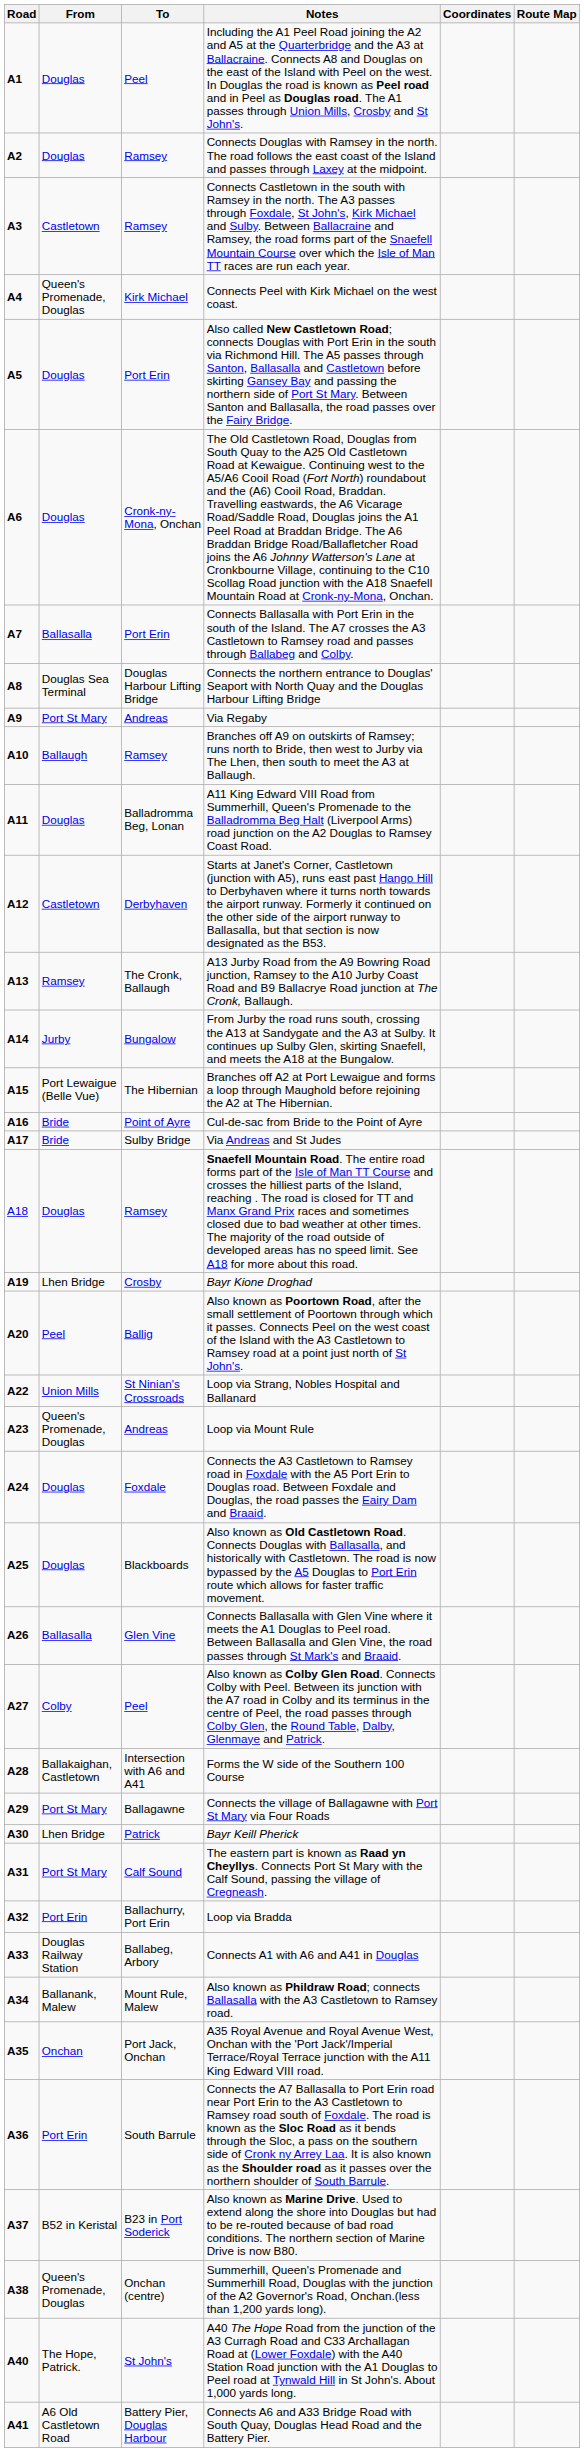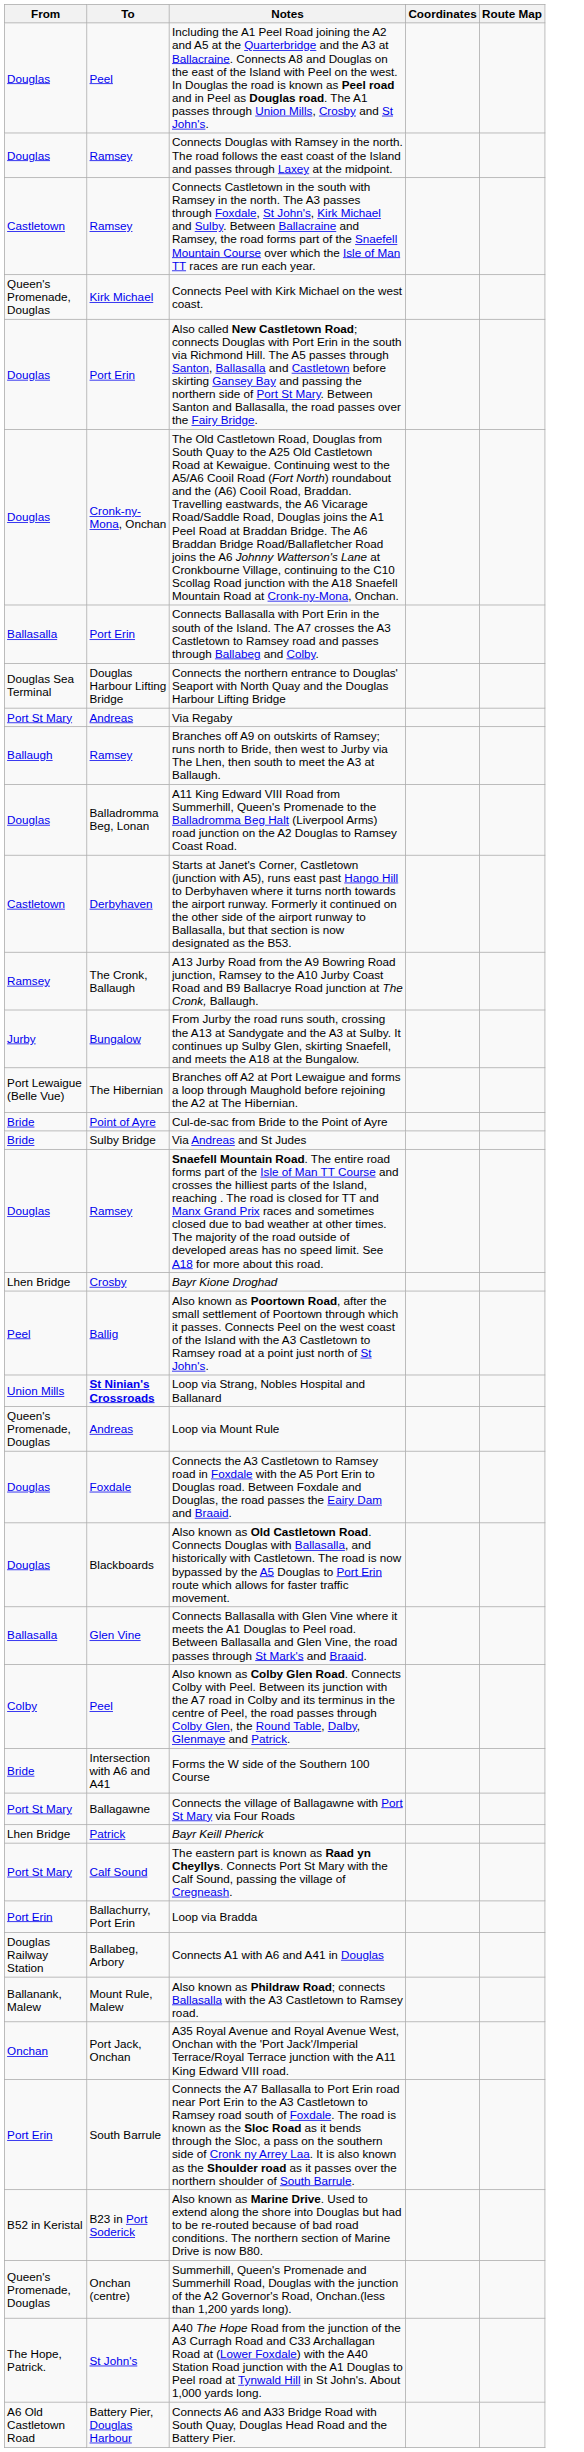- column: (22, 14)
(154, 1391) normal -> (122, 1391) bold
(77, 1771) Ballakaighan, Castletown -> (21, 1771) Bride
